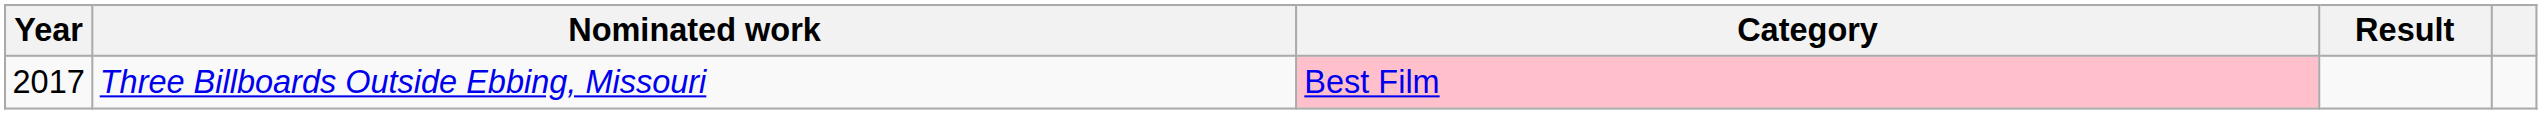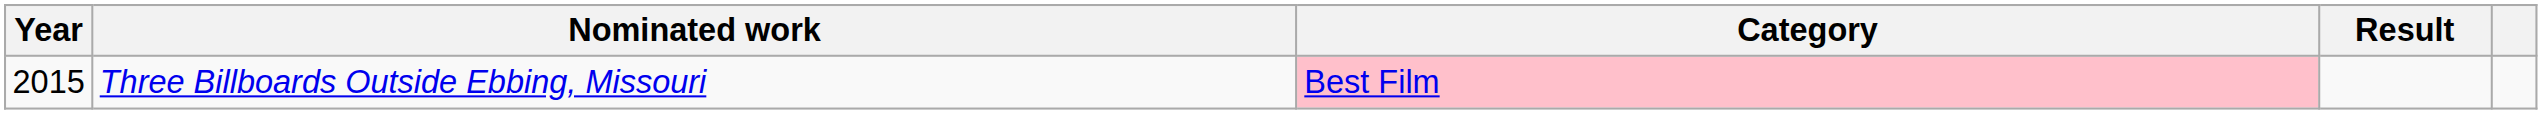(49, 81) 2017 -> (49, 81) 2015
